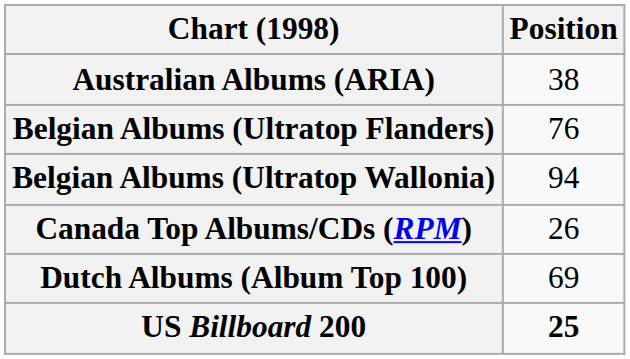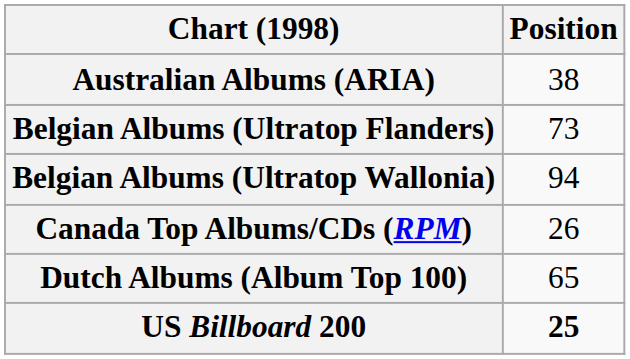(564, 128) 76 -> (564, 128) 73
(564, 278) 69 -> (564, 278) 65
